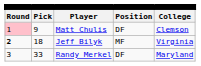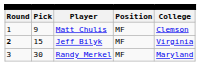(9, 29) pink background -> (9, 29) no background
(120, 29) DF -> (120, 29) MF
(38, 42) 18 -> (38, 42) 15
(38, 54) 33 -> (38, 54) 30
(120, 54) DF -> (120, 54) MF
